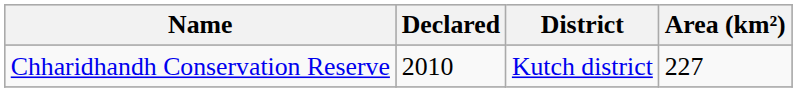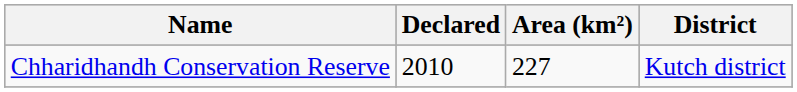columns swapped: (725, 24) <-> (582, 24)
